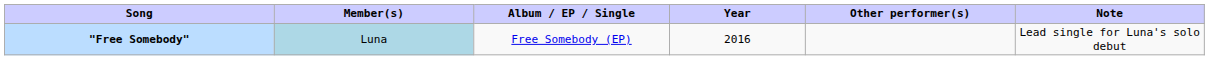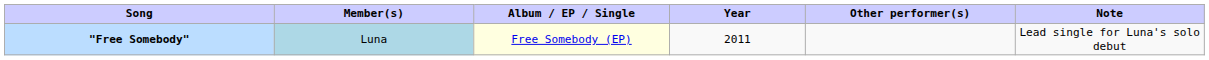(572, 39) no background -> (572, 39) lightyellow background
(737, 39) 2016 -> (737, 39) 2011
